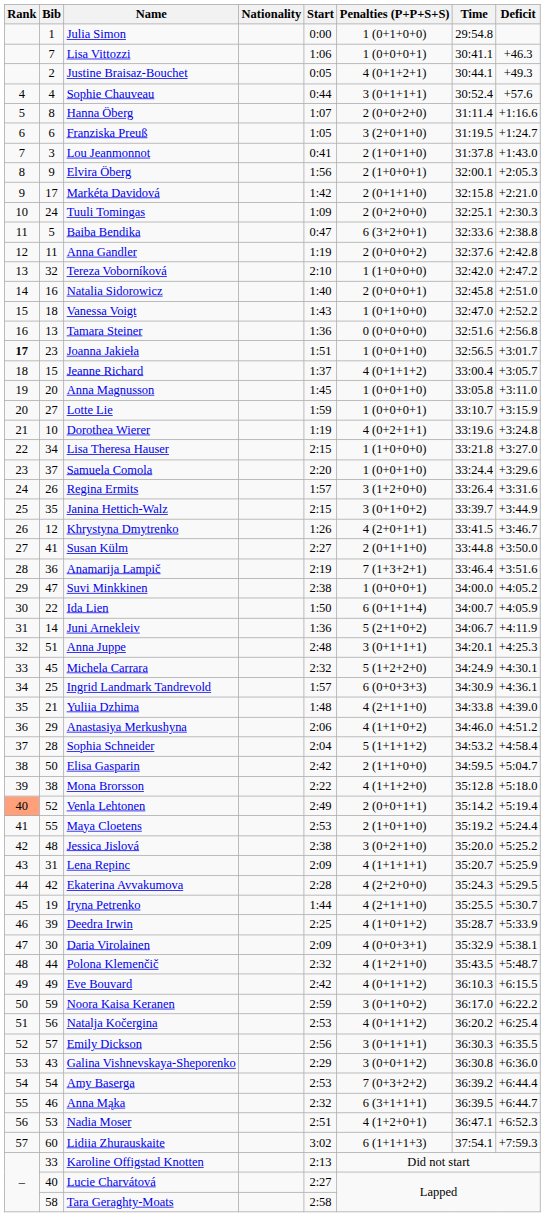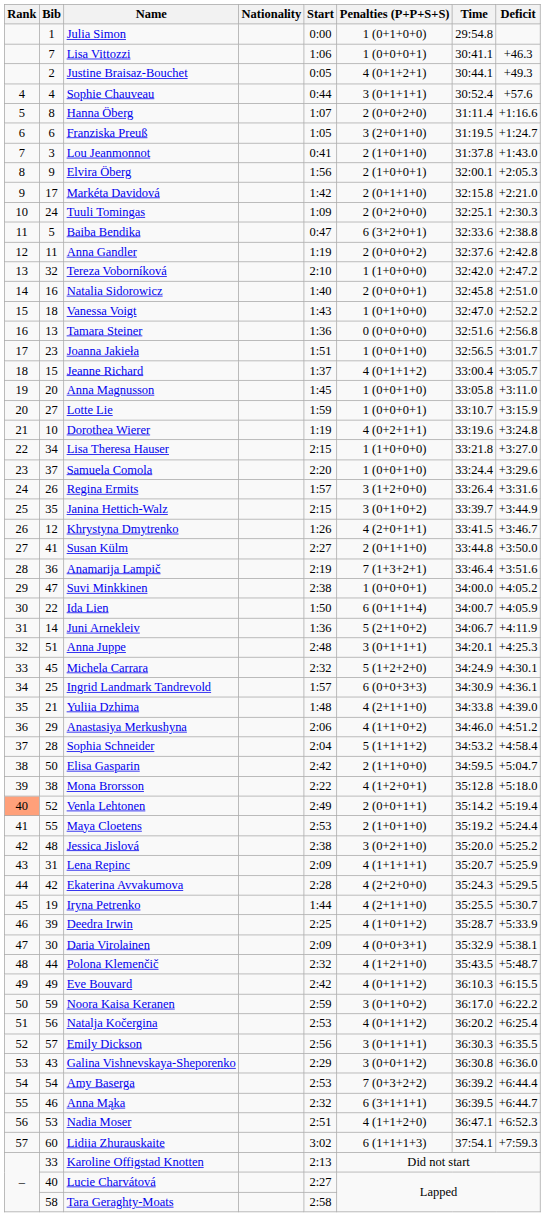(22, 350) bold -> (22, 350) normal
(395, 786) 4 (1+1+2+0) -> (395, 786) 4 (1+2+0+1)
(395, 1122) 4 (1+2+0+1) -> (395, 1122) 4 (1+1+2+0)
